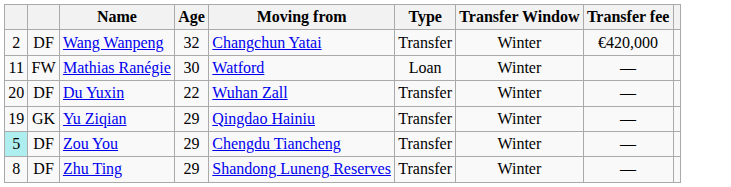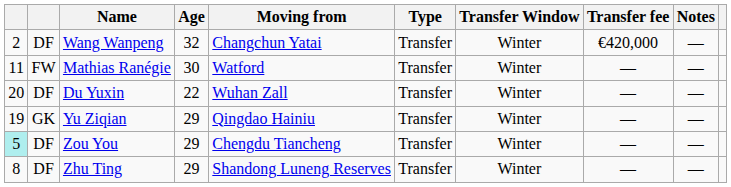+ column: (696, 17)
(425, 67) Loan -> (425, 67) Transfer
